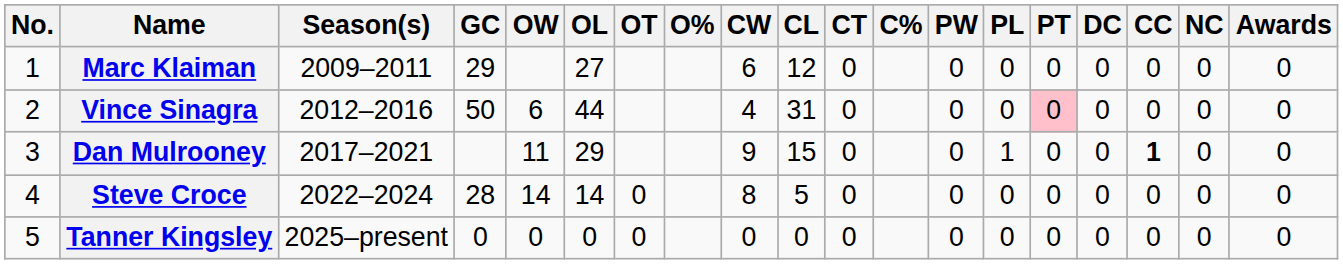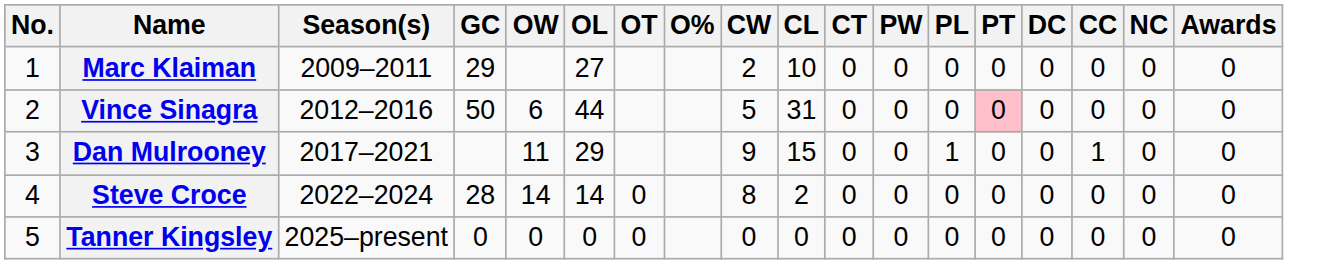- column: (901, 25)
(749, 68) 6 -> (749, 68) 2
(801, 68) 12 -> (801, 68) 10
(749, 110) 4 -> (749, 110) 5
(1153, 152) bold -> (1098, 152) normal
(801, 195) 5 -> (801, 195) 2
